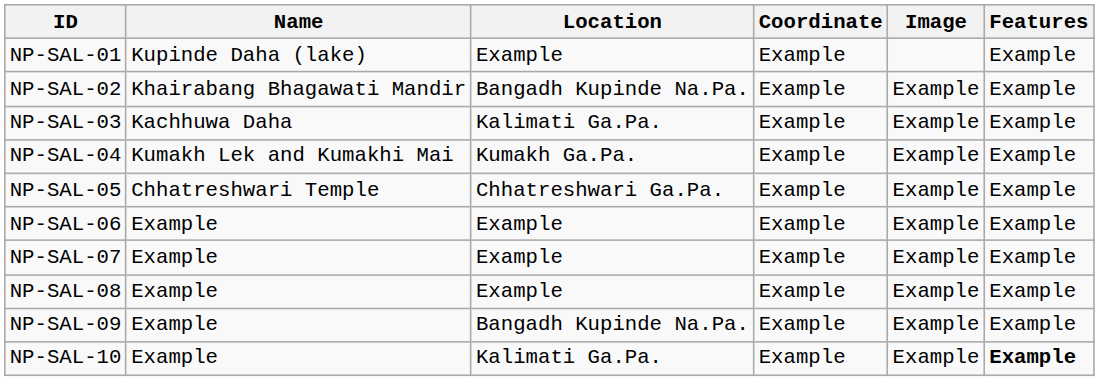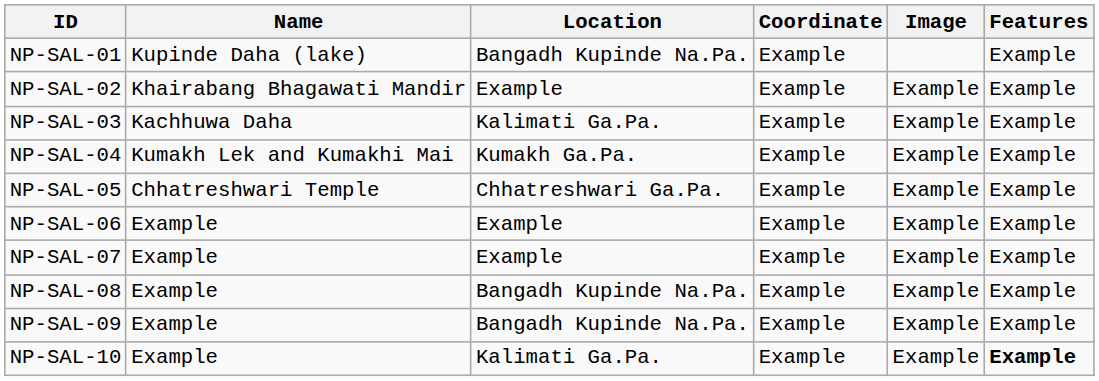(519, 55) Example -> (612, 55) Bangadh Kupinde Na.Pa.
(612, 89) Bangadh Kupinde Na.Pa. -> (519, 89) Example
(519, 291) Example -> (612, 291) Bangadh Kupinde Na.Pa.
